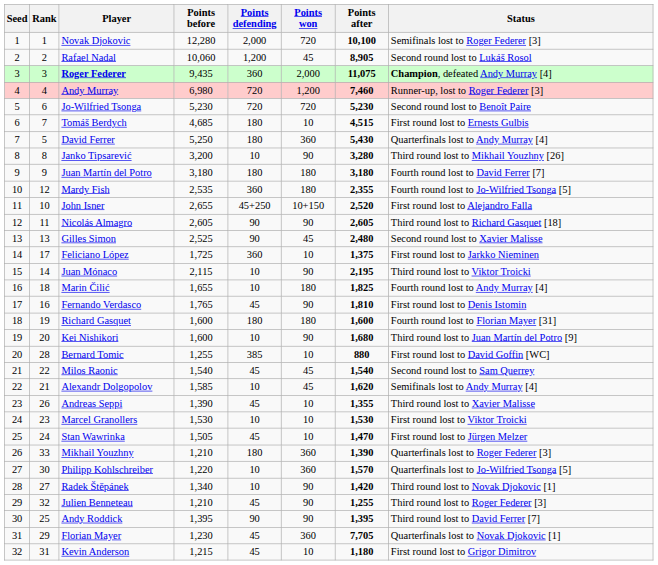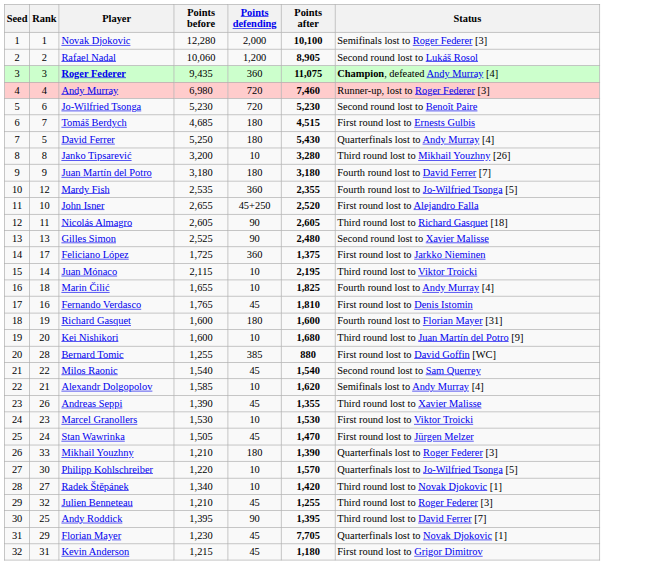- column: (308, 18)
